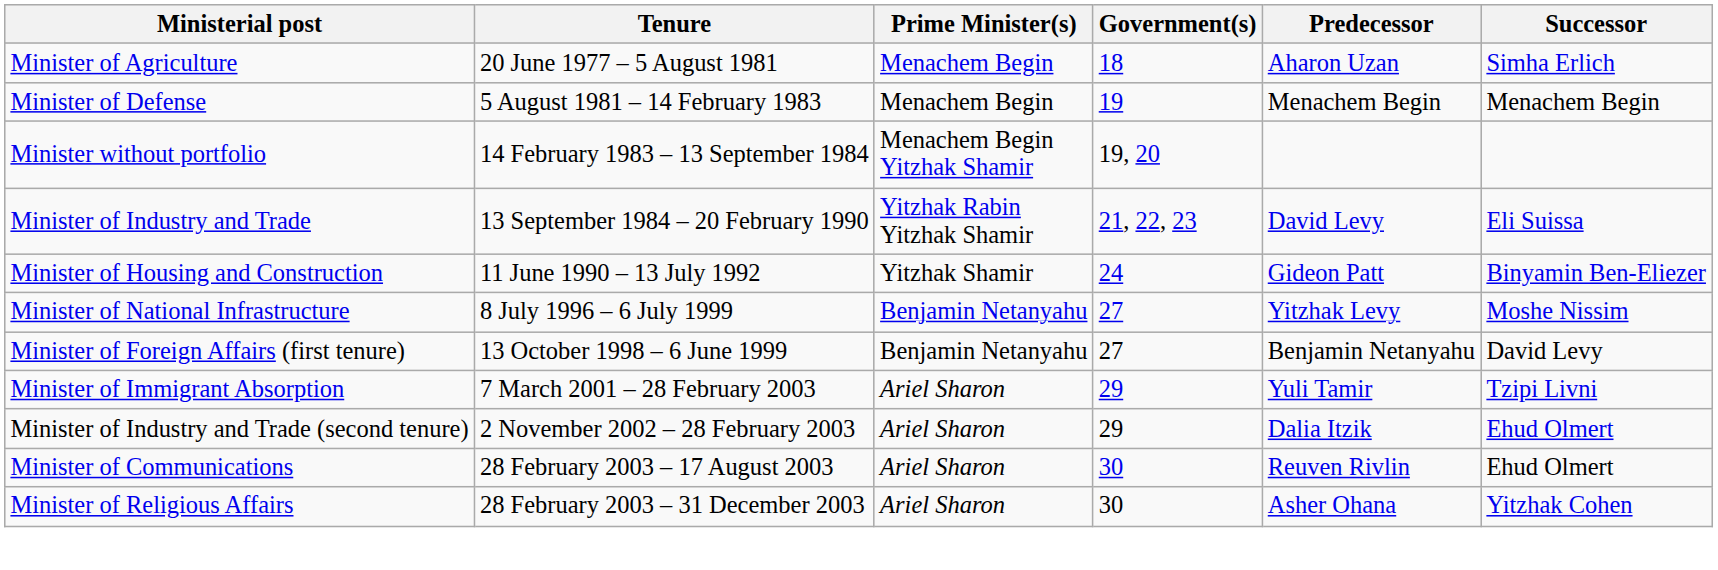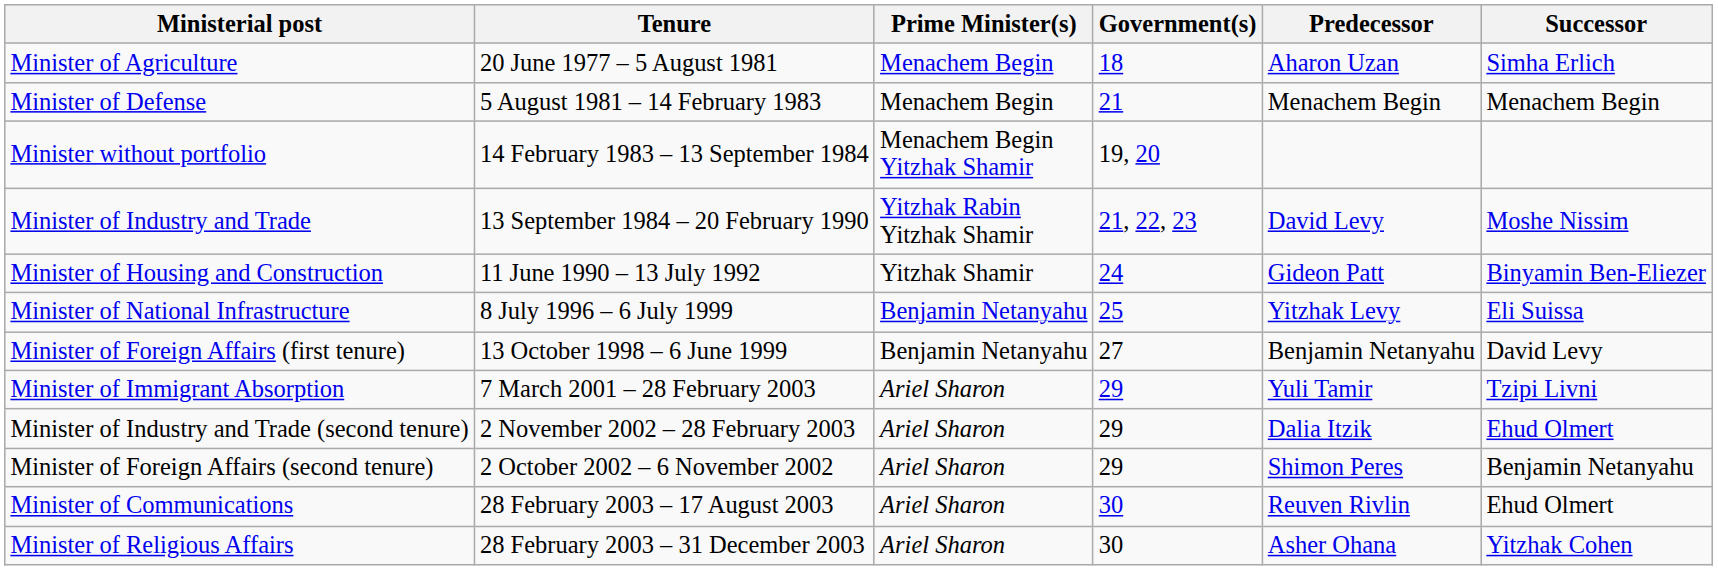(1111, 101) 19 -> (1111, 101) 21
(1535, 220) Eli Suissa -> (1557, 220) Moshe Nissim
(1111, 311) 27 -> (1111, 311) 25
(1557, 311) Moshe Nissim -> (1535, 311) Eli Suissa
+ row: (222, 467)
